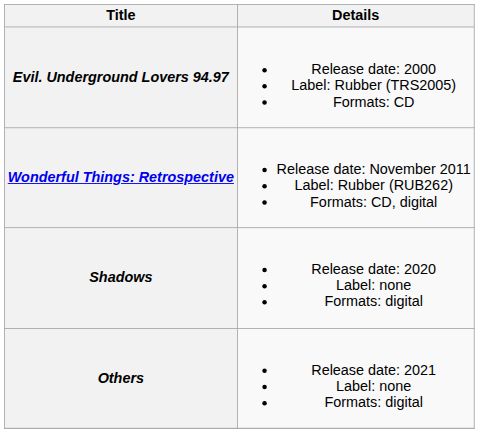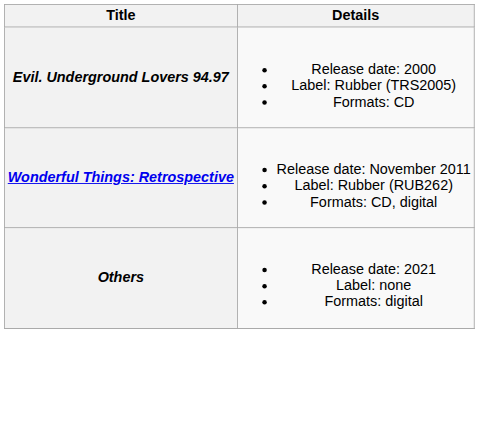- row: (121, 277)
